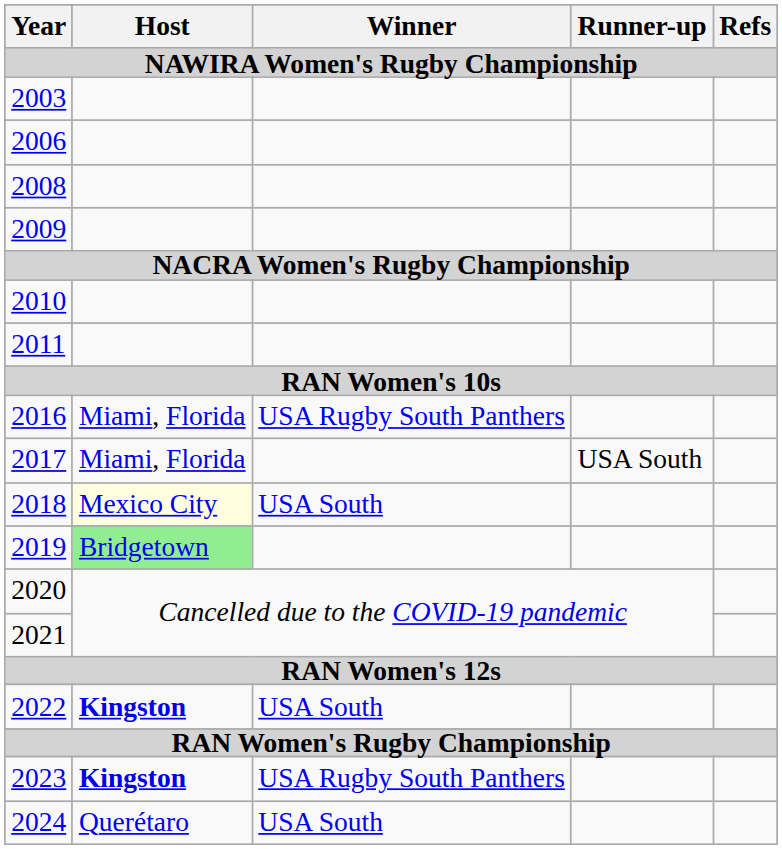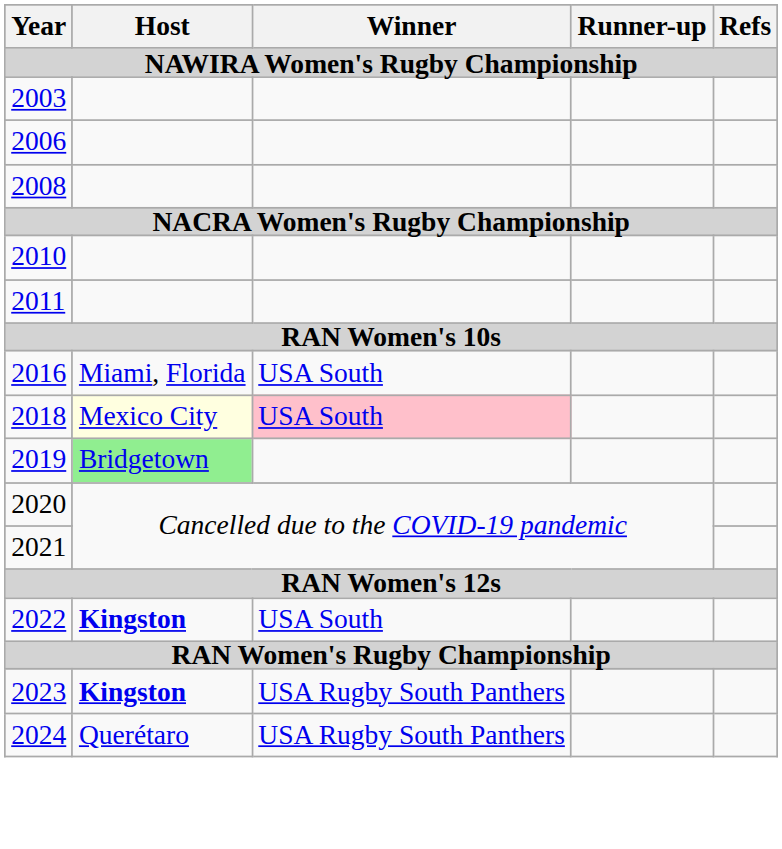- row: (39, 229)
(412, 416) USA Rugby South Panthers -> (321, 372) USA South
- row: (39, 459)
(321, 503) no background -> (321, 416) pink background
(321, 821) USA South -> (412, 734) USA Rugby South Panthers
